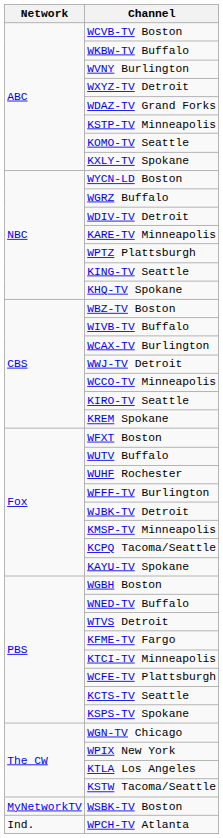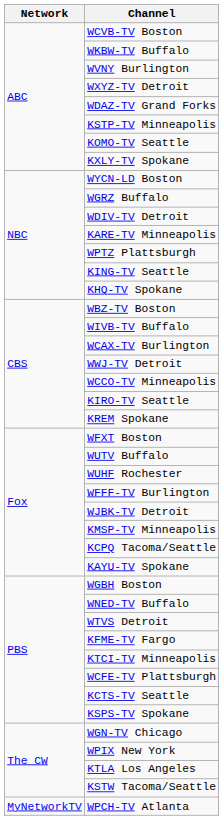- row: (135, 806)
(21, 825) Ind. -> (44, 806) MyNetworkTV
